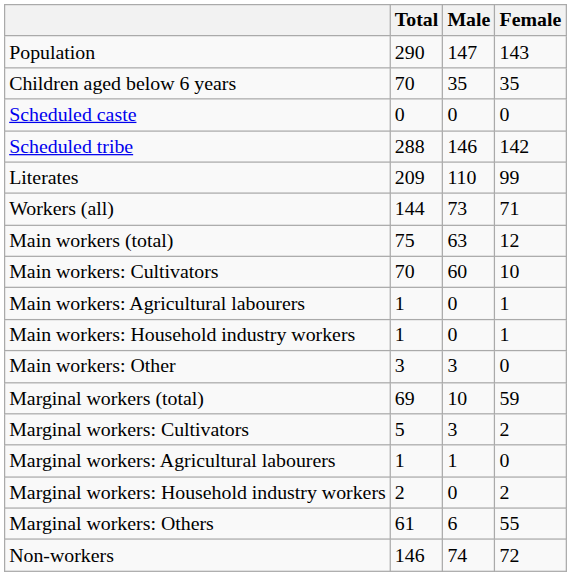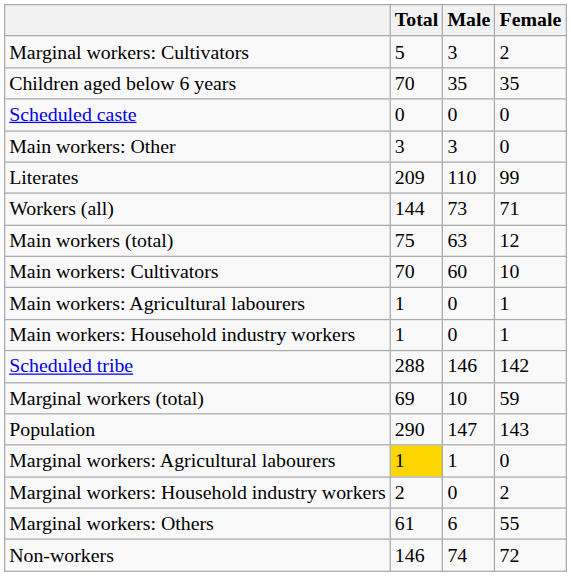rows swapped: (52, 51) <-> (129, 429)
rows swapped: (71, 146) <-> (92, 366)
(400, 460) no background -> (400, 460) gold background
